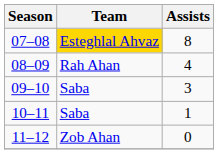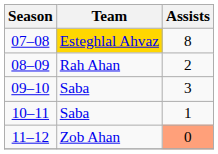(188, 64) 4 -> (188, 64) 2
(188, 137) no background -> (188, 137) lightsalmon background
